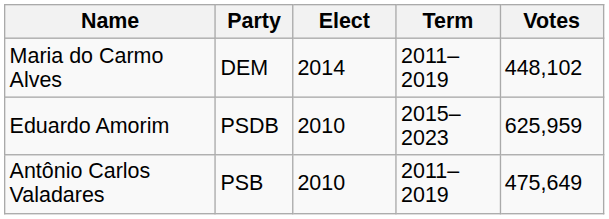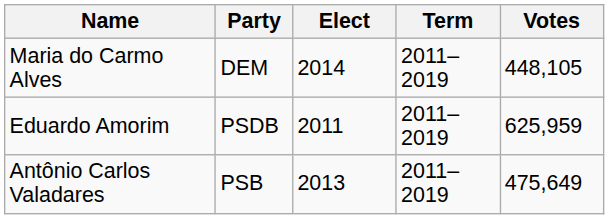(543, 67) 448,102 -> (543, 67) 448,105
(321, 125) 2010 -> (320, 125) 2011
(431, 125) 2015–2023 -> (430, 125) 2011–2019
(321, 183) 2010 -> (321, 183) 2013
